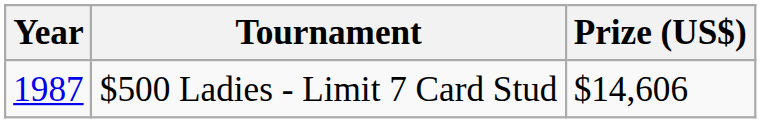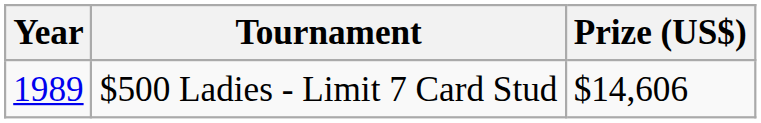(48, 88) 1987 -> (48, 88) 1989
